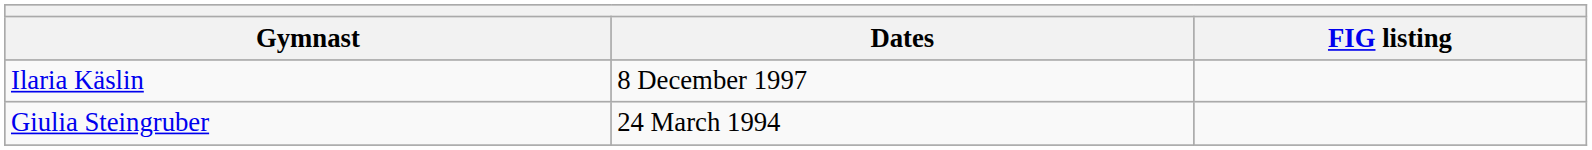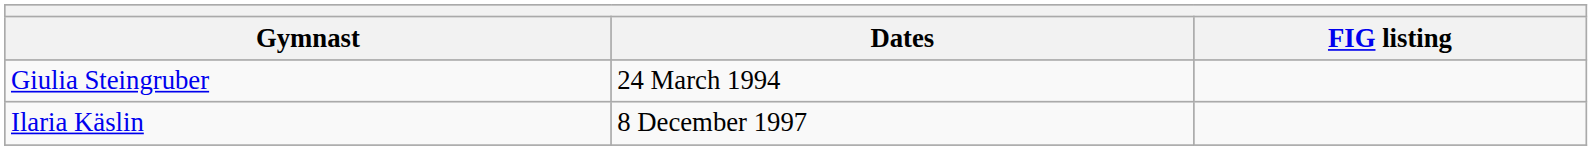rows swapped: (77, 80) <-> (110, 122)
